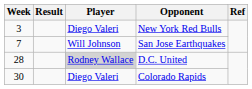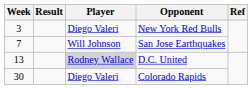(19, 60) 28 -> (19, 60) 13
